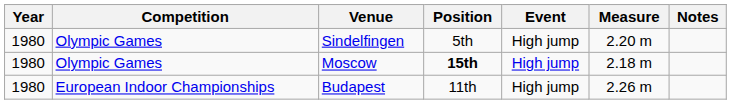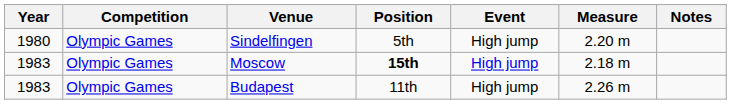(28, 64) 1980 -> (34, 64) 1983
(28, 88) 1980 -> (34, 88) 1983
(165, 88) European Indoor Championships -> (119, 88) Olympic Games
